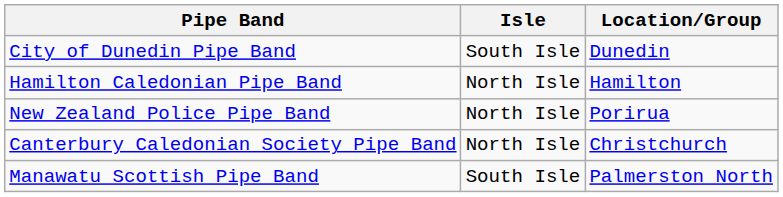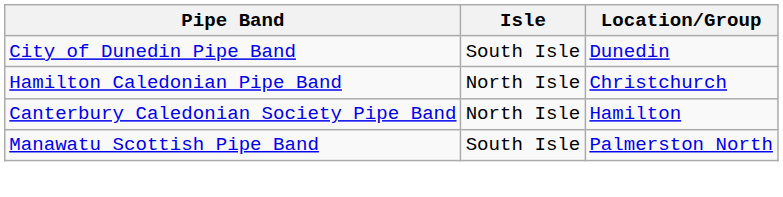(635, 83) Hamilton -> (658, 83) Christchurch
- row: (170, 114)
(658, 145) Christchurch -> (635, 114) Hamilton
